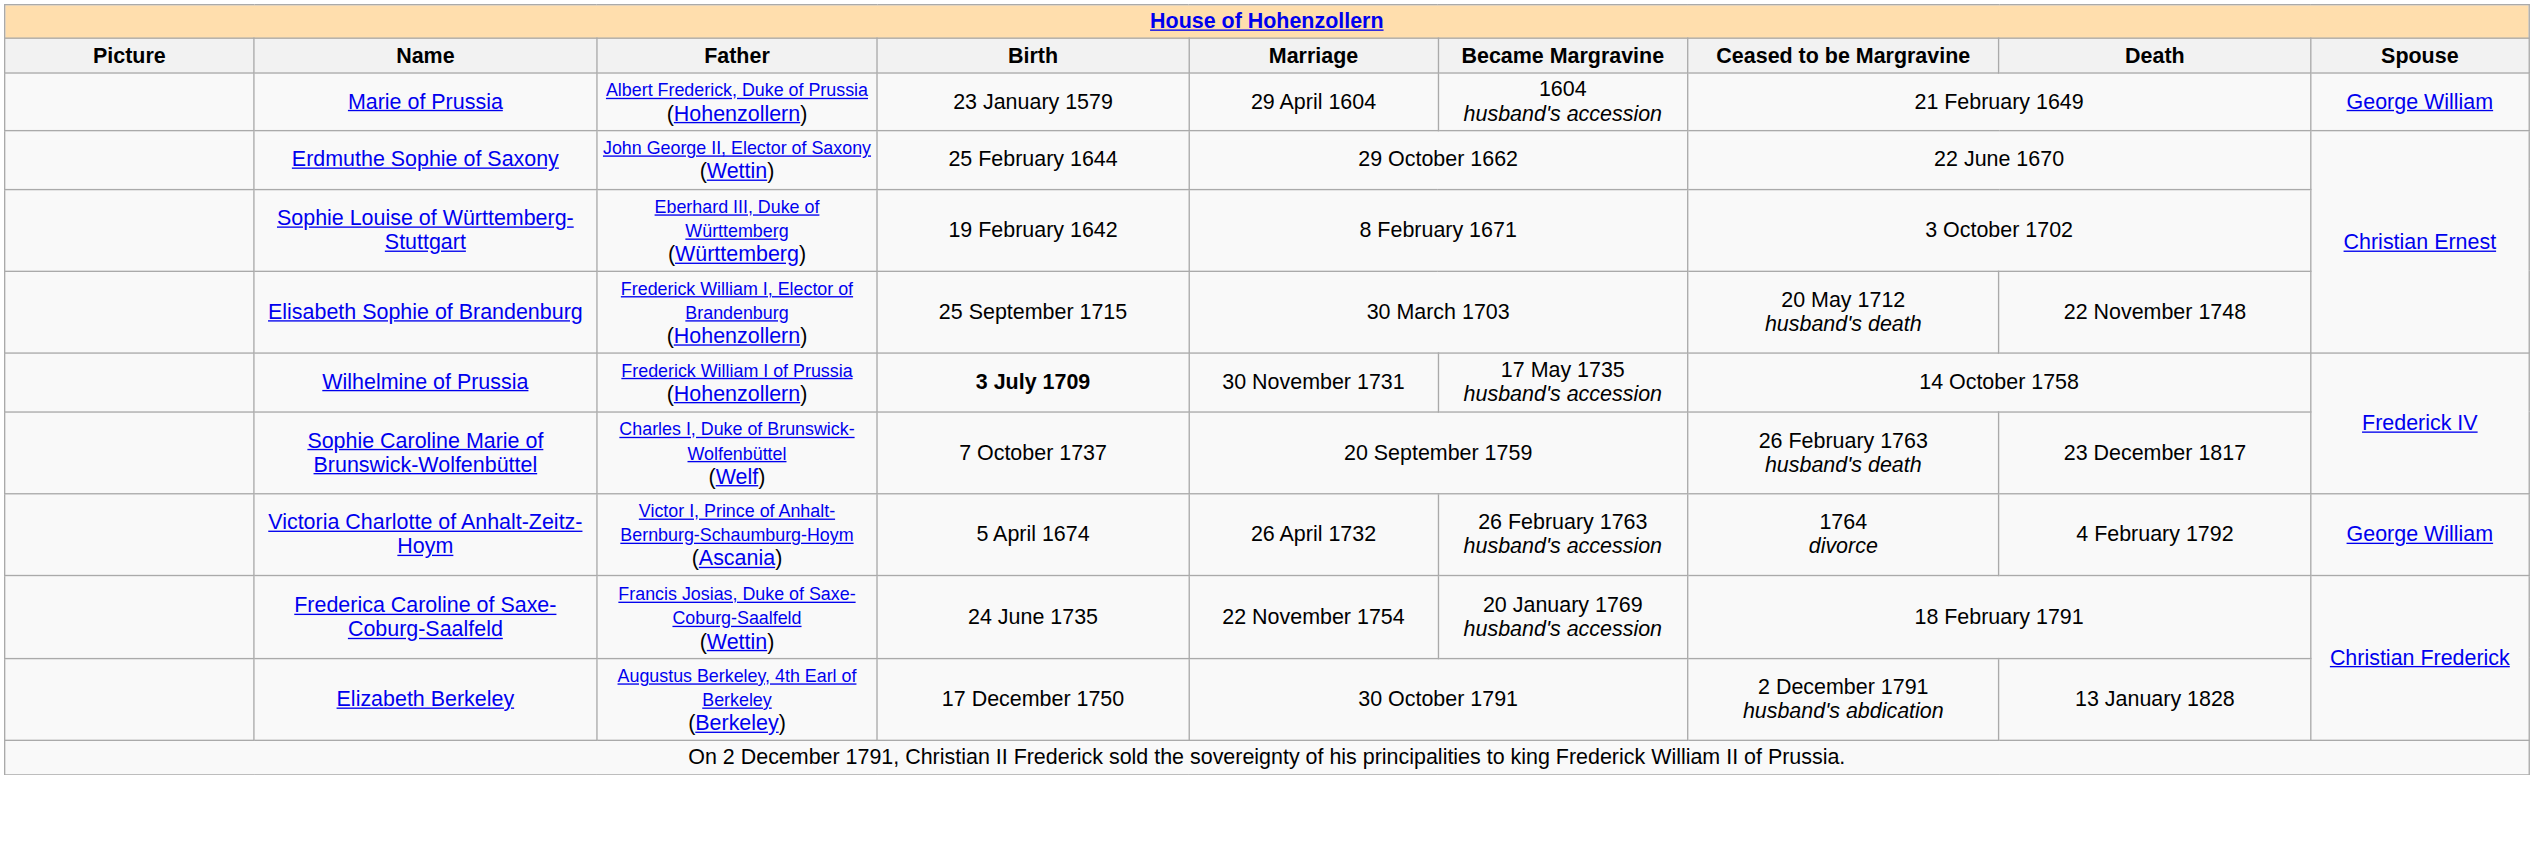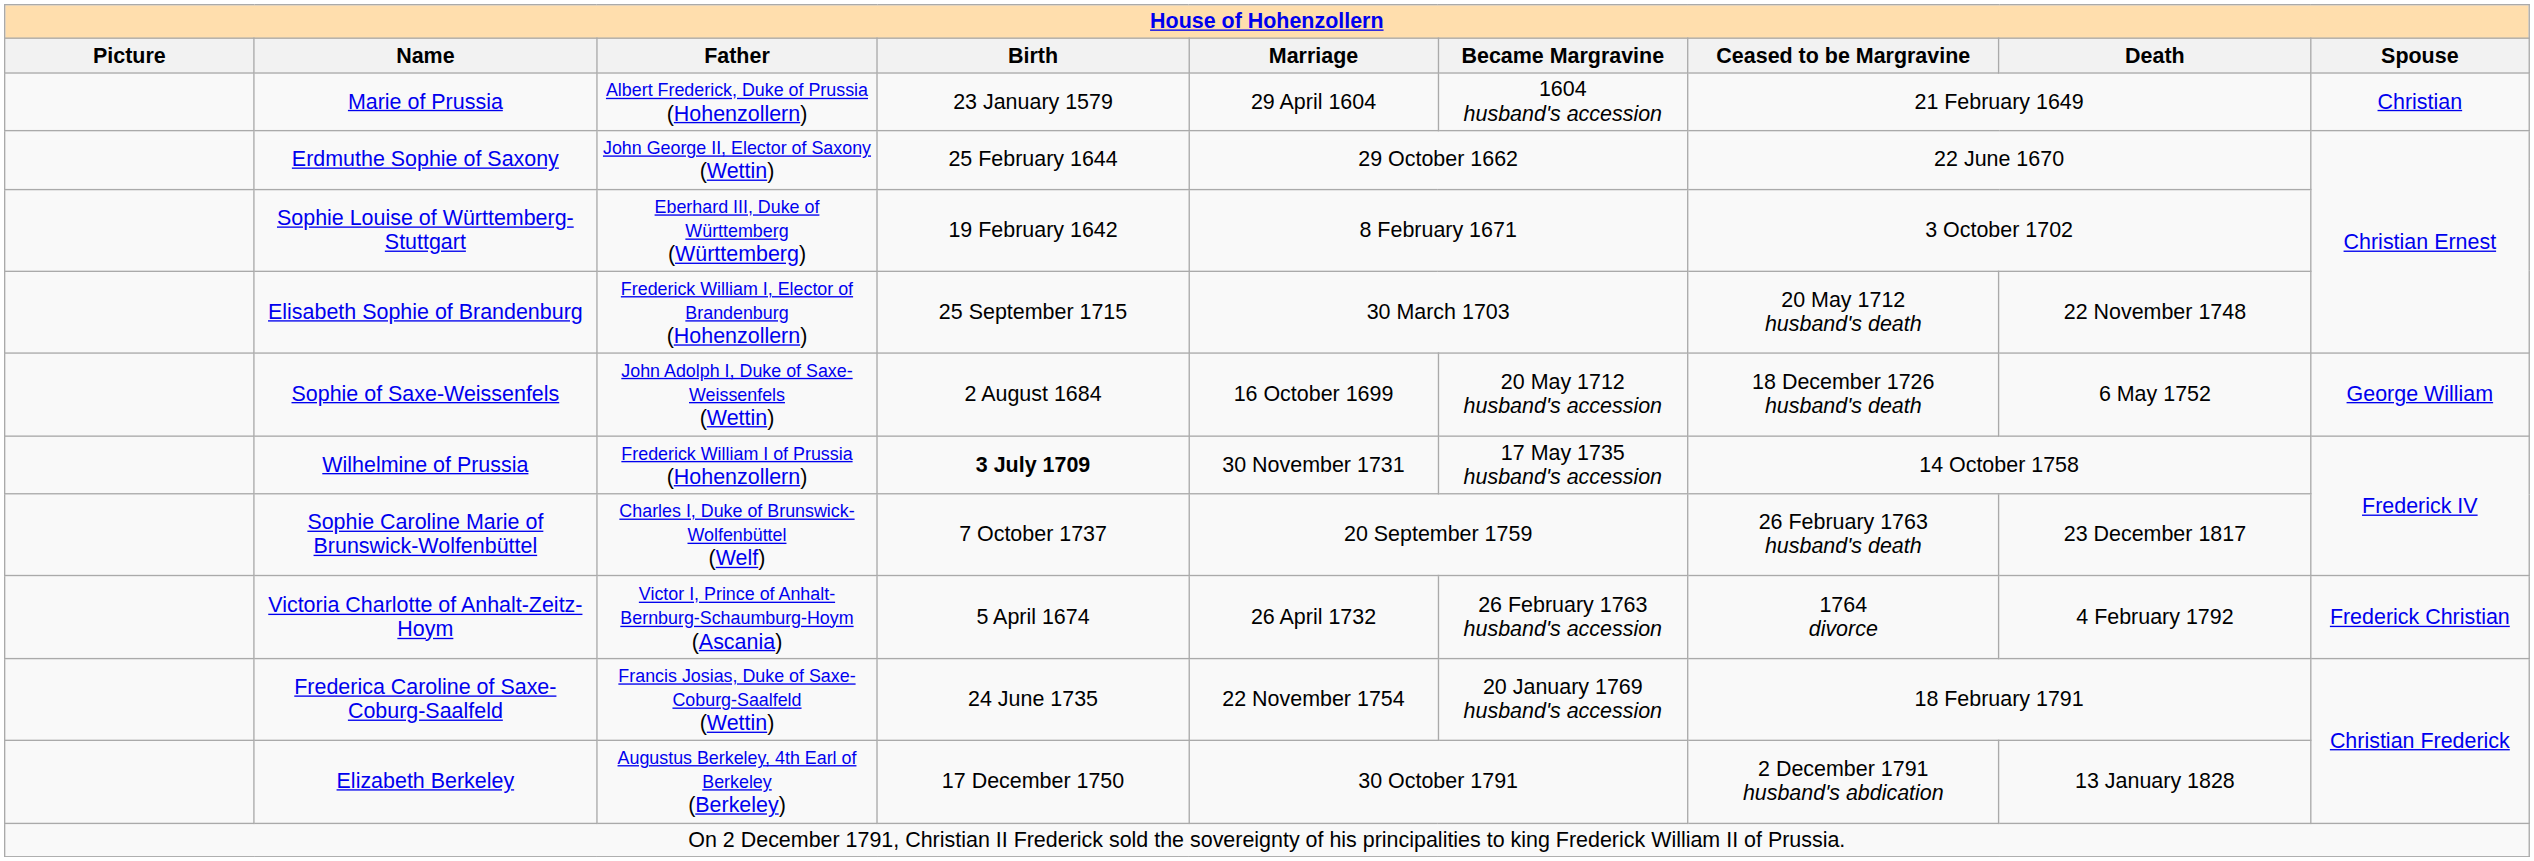(2420, 101) George William -> (2420, 101) Christian
+ row: (425, 394)
(2420, 534) George William -> (2420, 616) Frederick Christian
